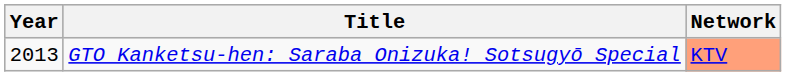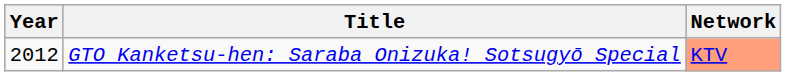(34, 55) 2013 -> (34, 55) 2012
